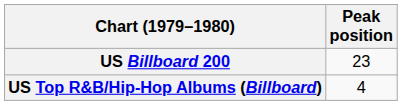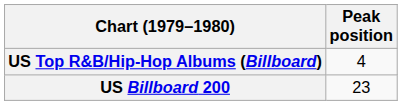rows swapped: (165, 61) <-> (165, 87)
